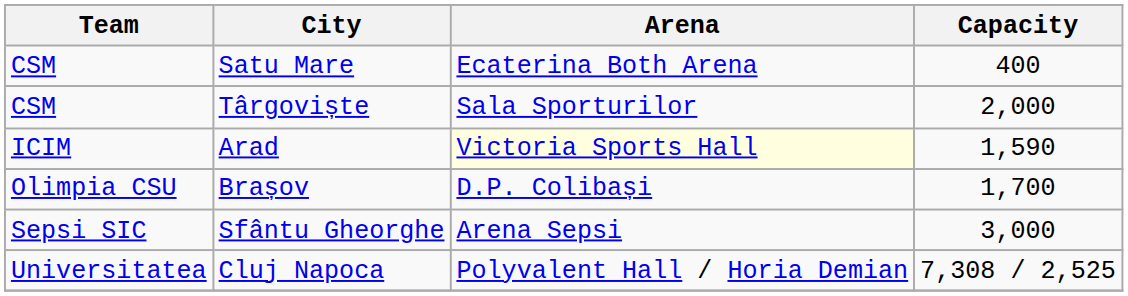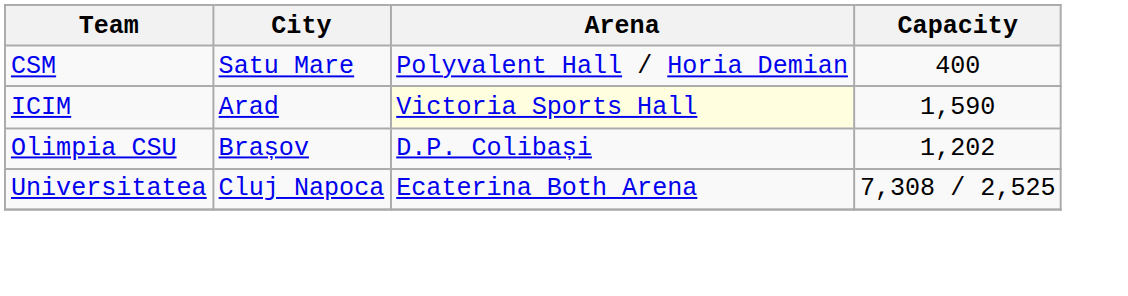(607, 66) Ecaterina Both Arena -> (622, 66) Polyvalent Hall / Horia Demian
- row: (294, 107)
(1018, 189) 1,700 -> (958, 148) 1,202
- row: (332, 230)
(682, 271) Polyvalent Hall / Horia Demian -> (547, 189) Ecaterina Both Arena
